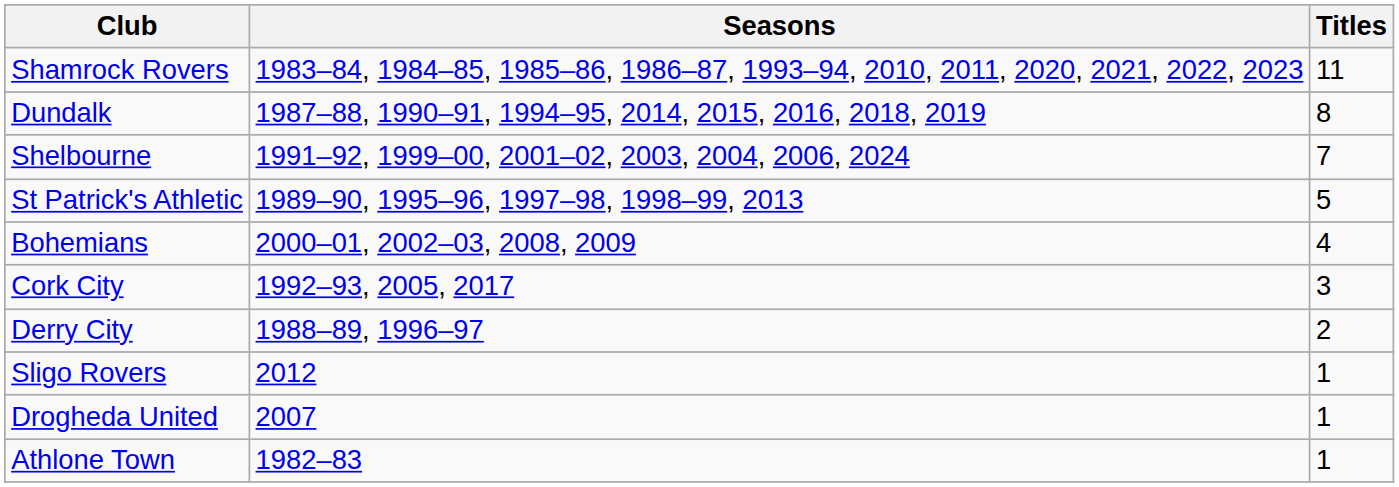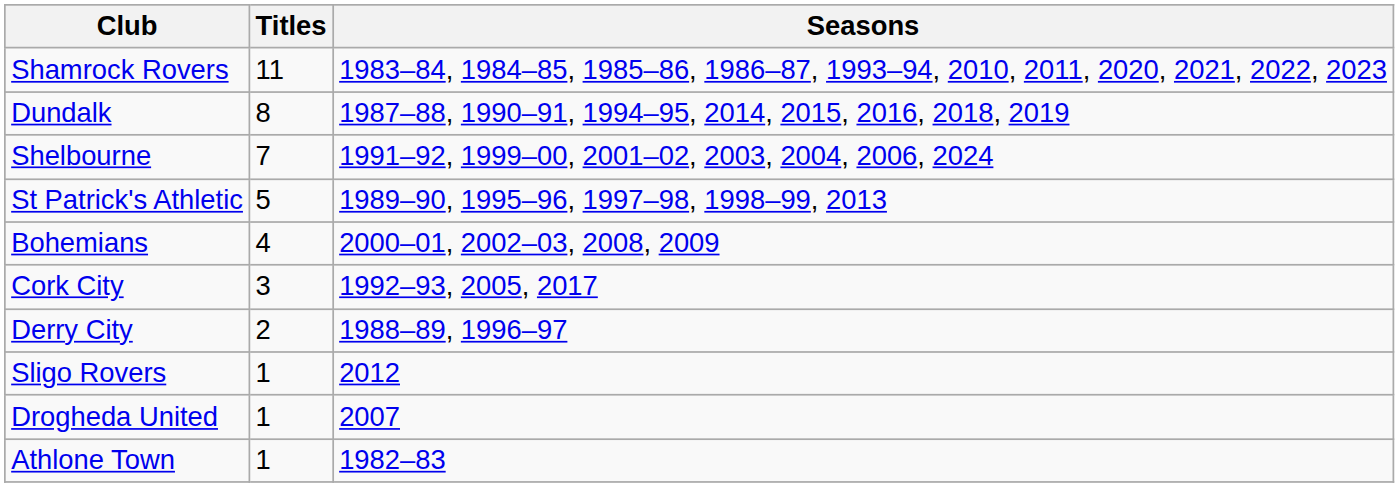columns swapped: (1351, 26) <-> (779, 26)
